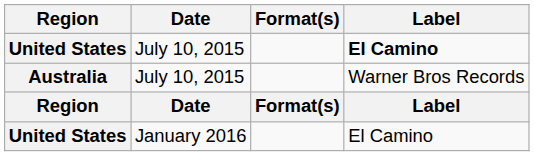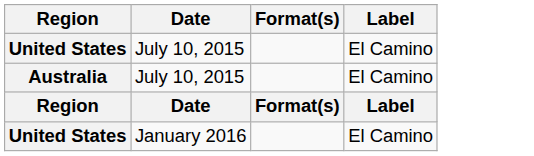(393, 48) bold -> (391, 48) normal
(436, 77) Warner Bros Records -> (391, 77) El Camino
